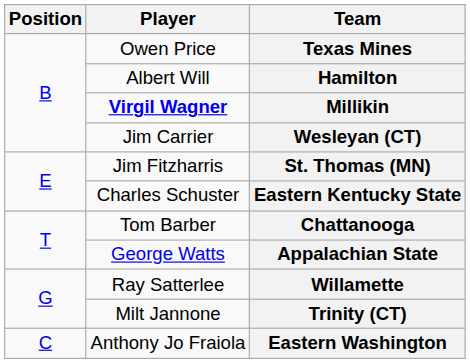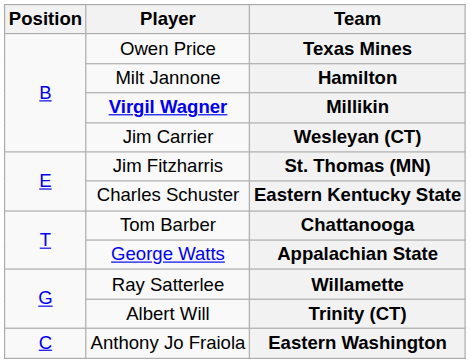(168, 78) Albert Will -> (168, 78) Milt Jannone
(168, 313) Milt Jannone -> (168, 313) Albert Will
